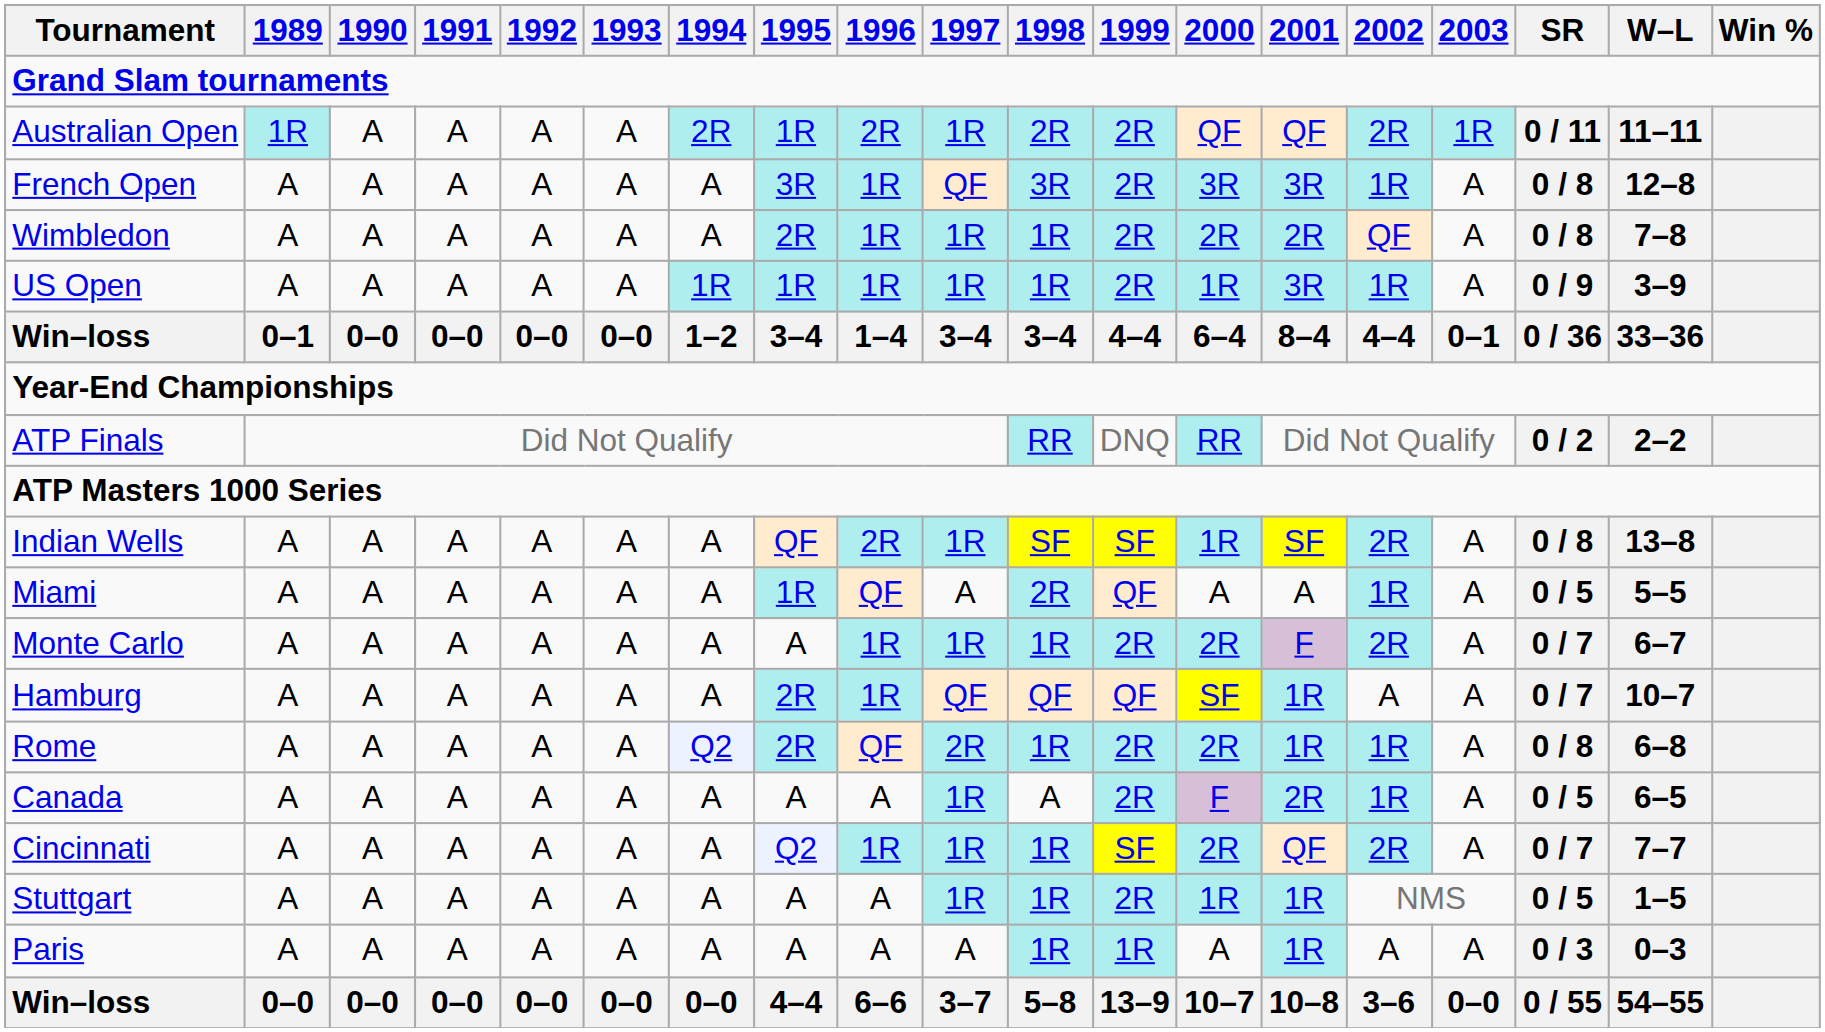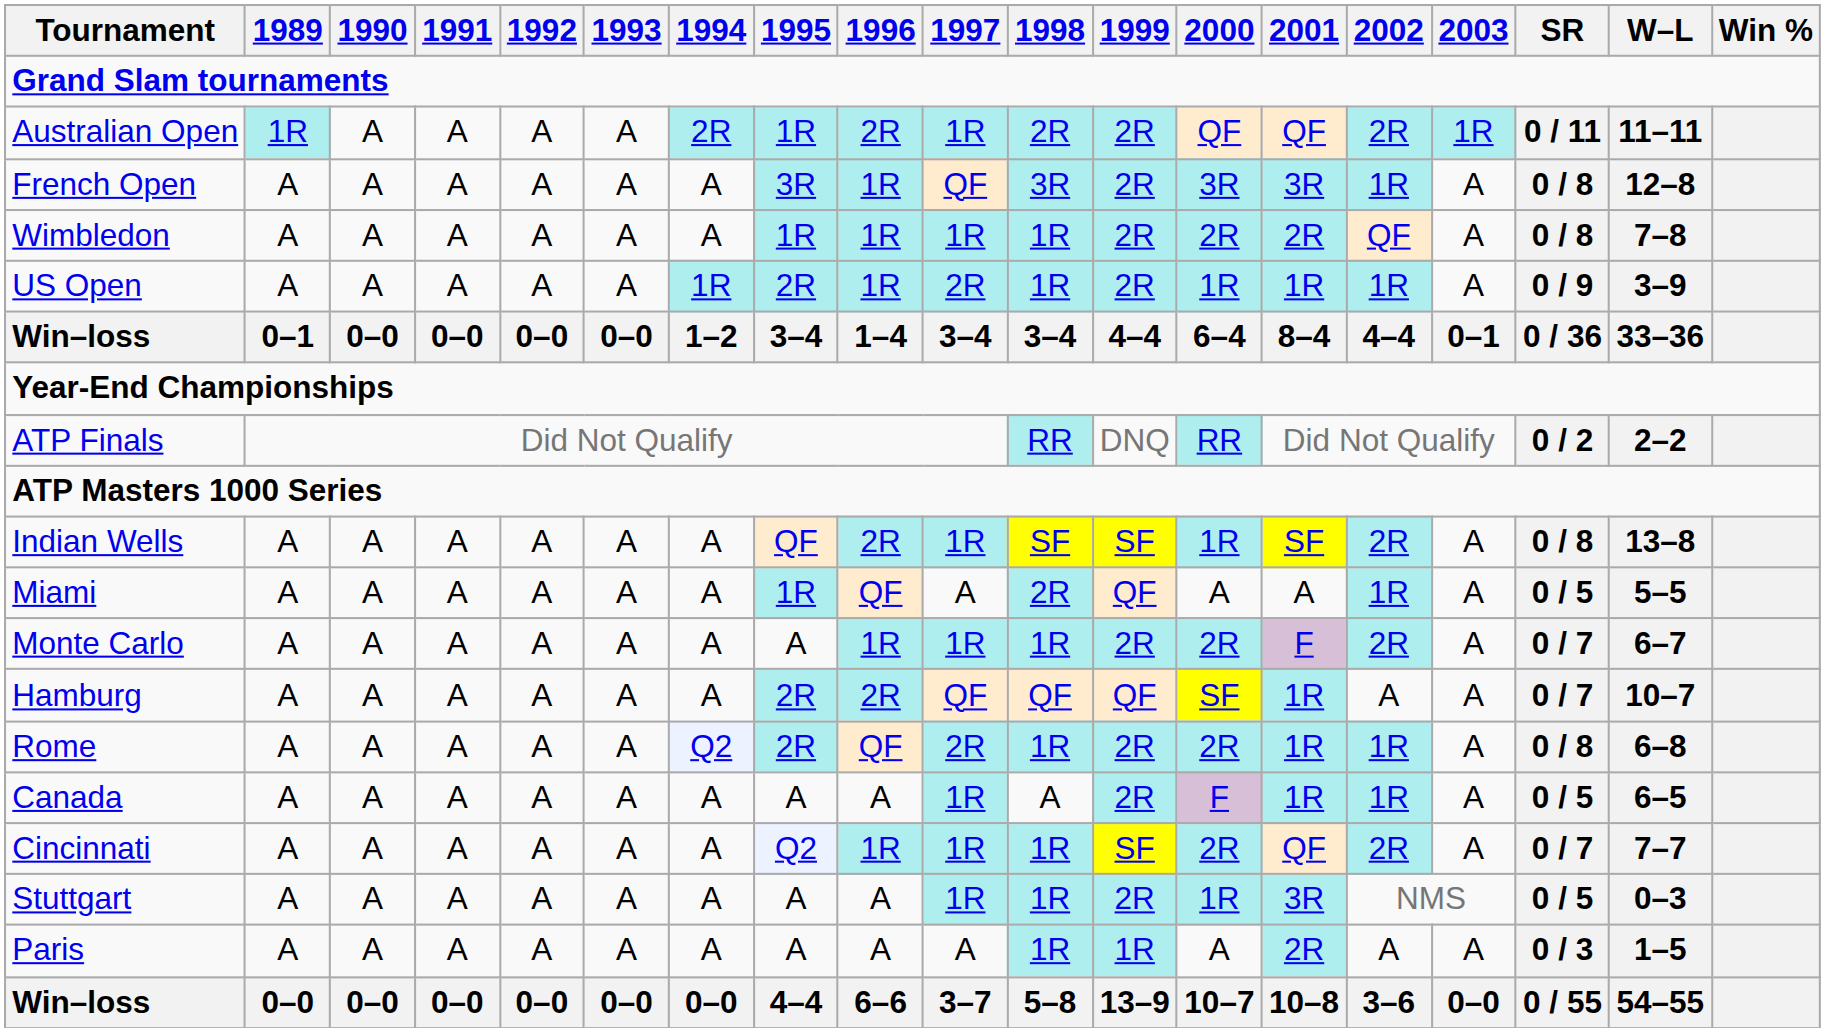(796, 234) 2R -> (796, 234) 1R
(796, 285) 1R -> (796, 285) 2R
(965, 285) 1R -> (965, 285) 2R
(1304, 285) 3R -> (1304, 285) 1R
(881, 694) 1R -> (881, 694) 2R
(1304, 796) 2R -> (1304, 796) 1R
(1304, 898) 1R -> (1304, 898) 3R
(1660, 898) 1–5 -> (1660, 898) 0–3
(1304, 949) 1R -> (1304, 949) 2R
(1660, 949) 0–3 -> (1660, 949) 1–5
